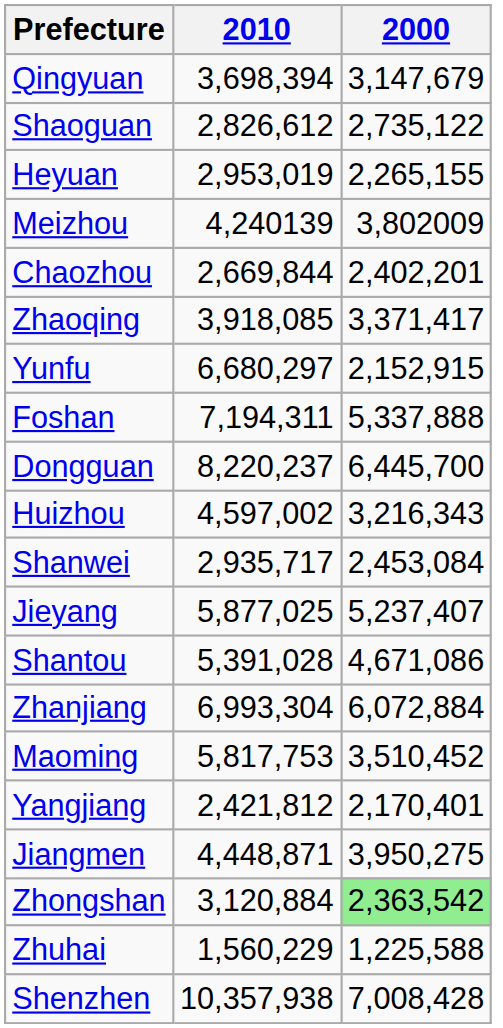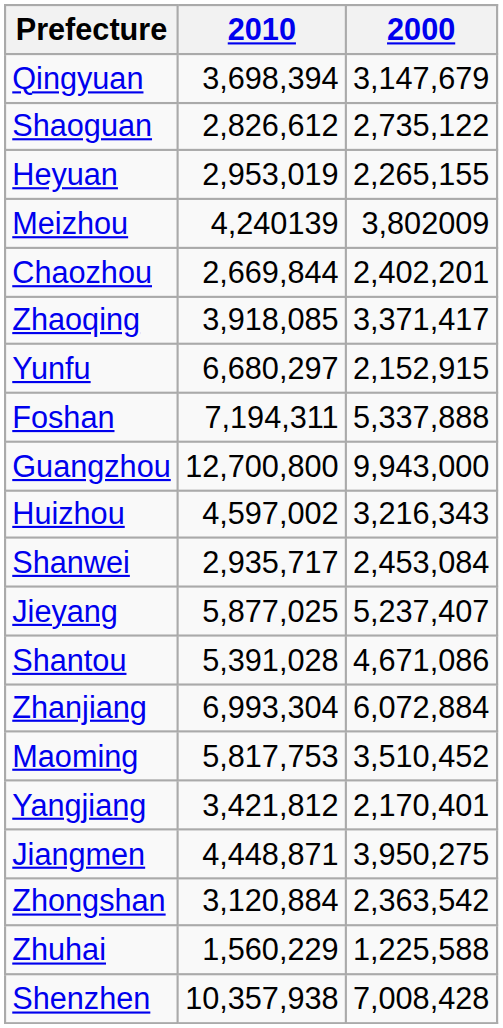+ row: (92, 466)
- row: (83, 466)
(265, 805) 2,421,812 -> (270, 805) 3,421,812
(416, 902) lightgreen background -> (421, 902) no background
